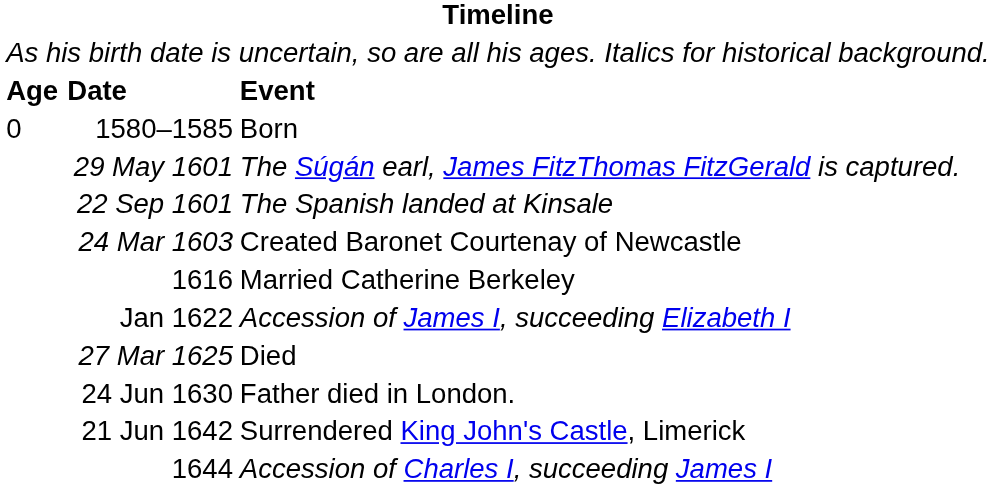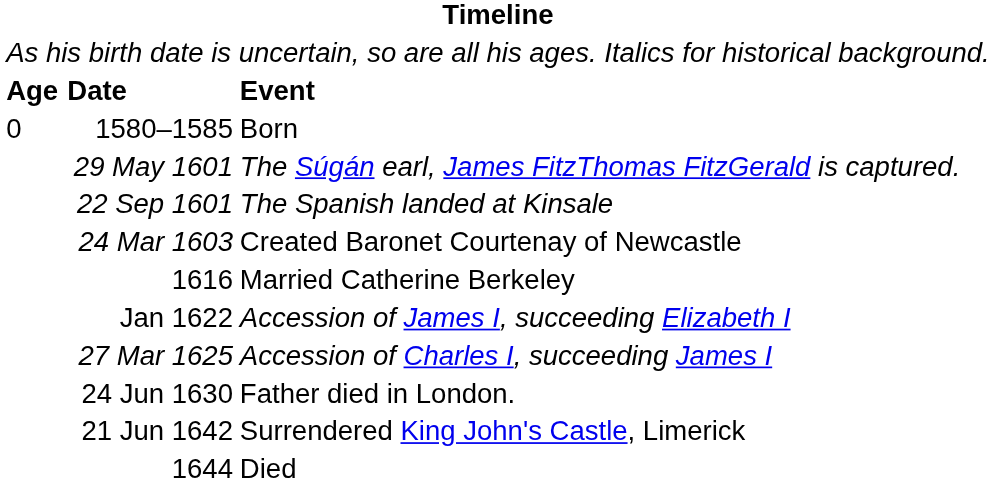(268, 355) Died -> (506, 355) Accession of Charles I, succeeding James I
(506, 469) Accession of Charles I, succeeding James I -> (268, 469) Died
